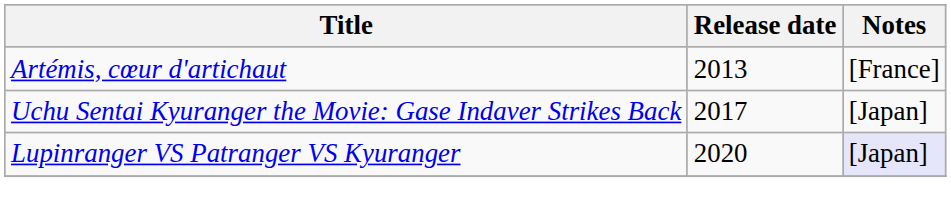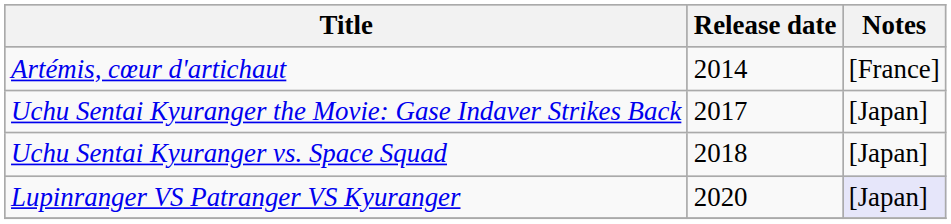(721, 68) 2013 -> (721, 68) 2014
+ row: (229, 153)
